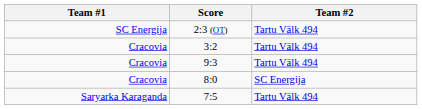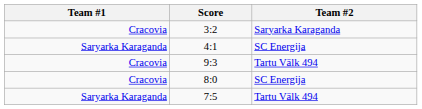- row: (211, 29)
(286, 46) Tartu Välk 494 -> (297, 29) Saryarka Karaganda
+ row: (211, 46)
